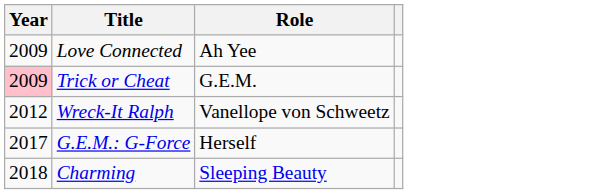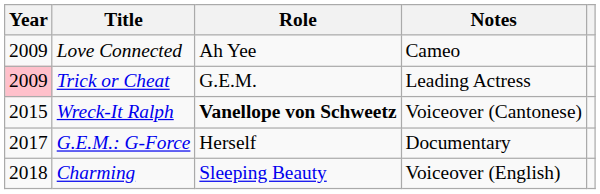+ column: (494, 19)
(28, 111) 2012 -> (28, 111) 2015
(294, 111) normal -> (298, 111) bold
